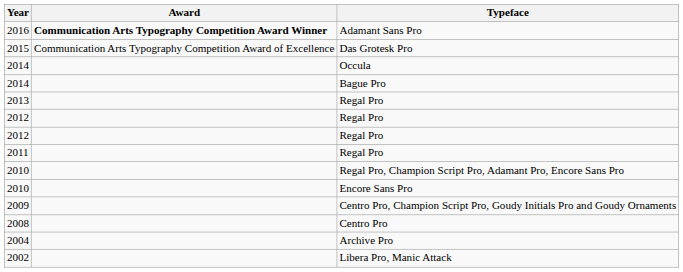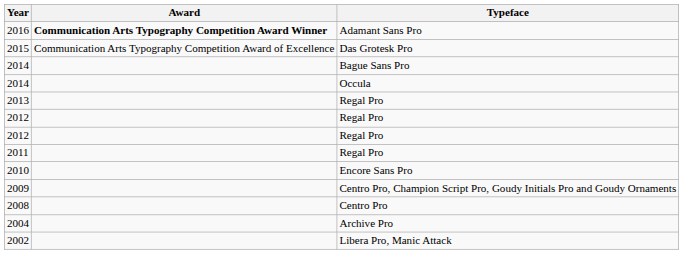+ row: (18, 65)
- row: (18, 83)
- row: (18, 170)
